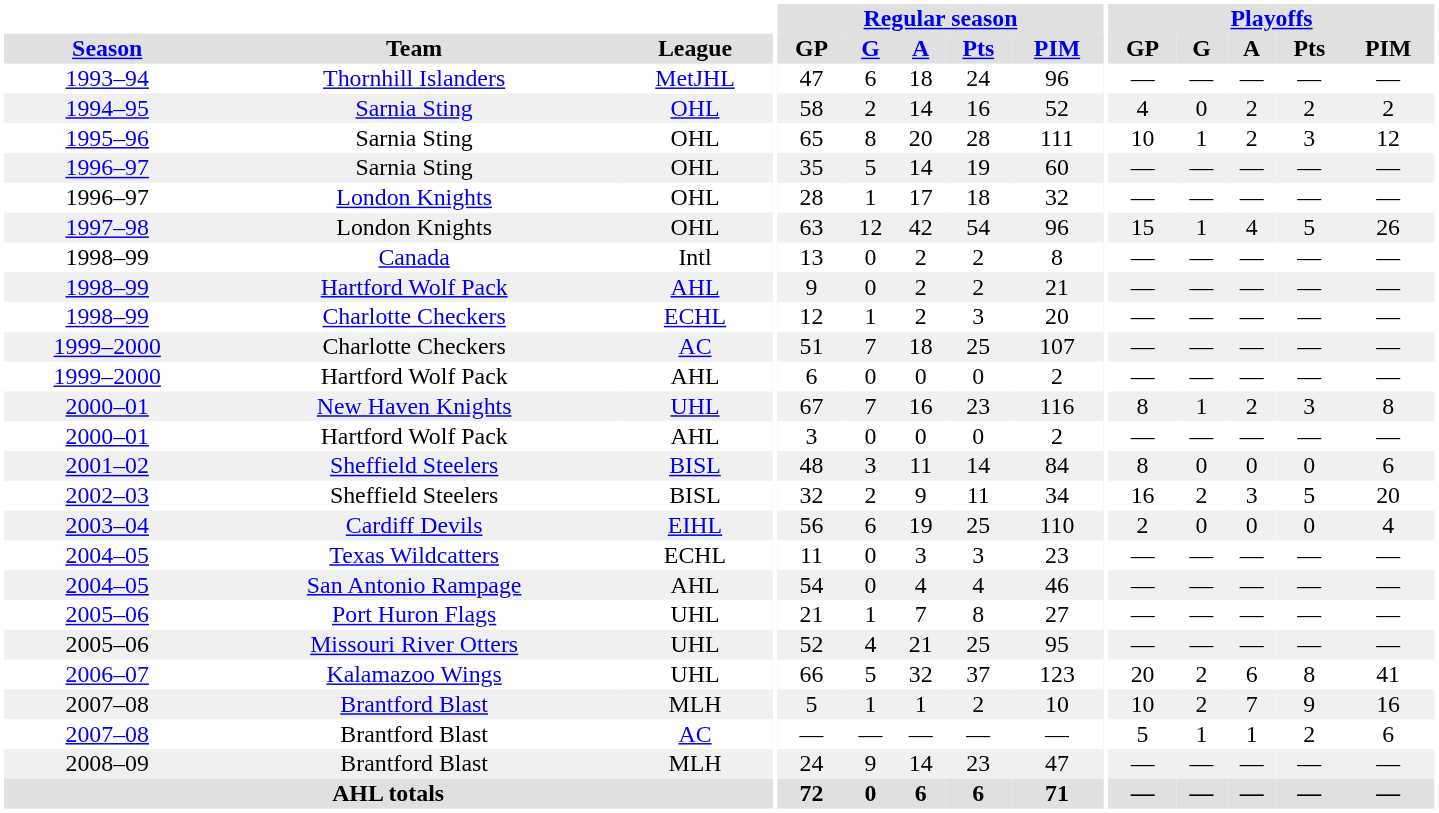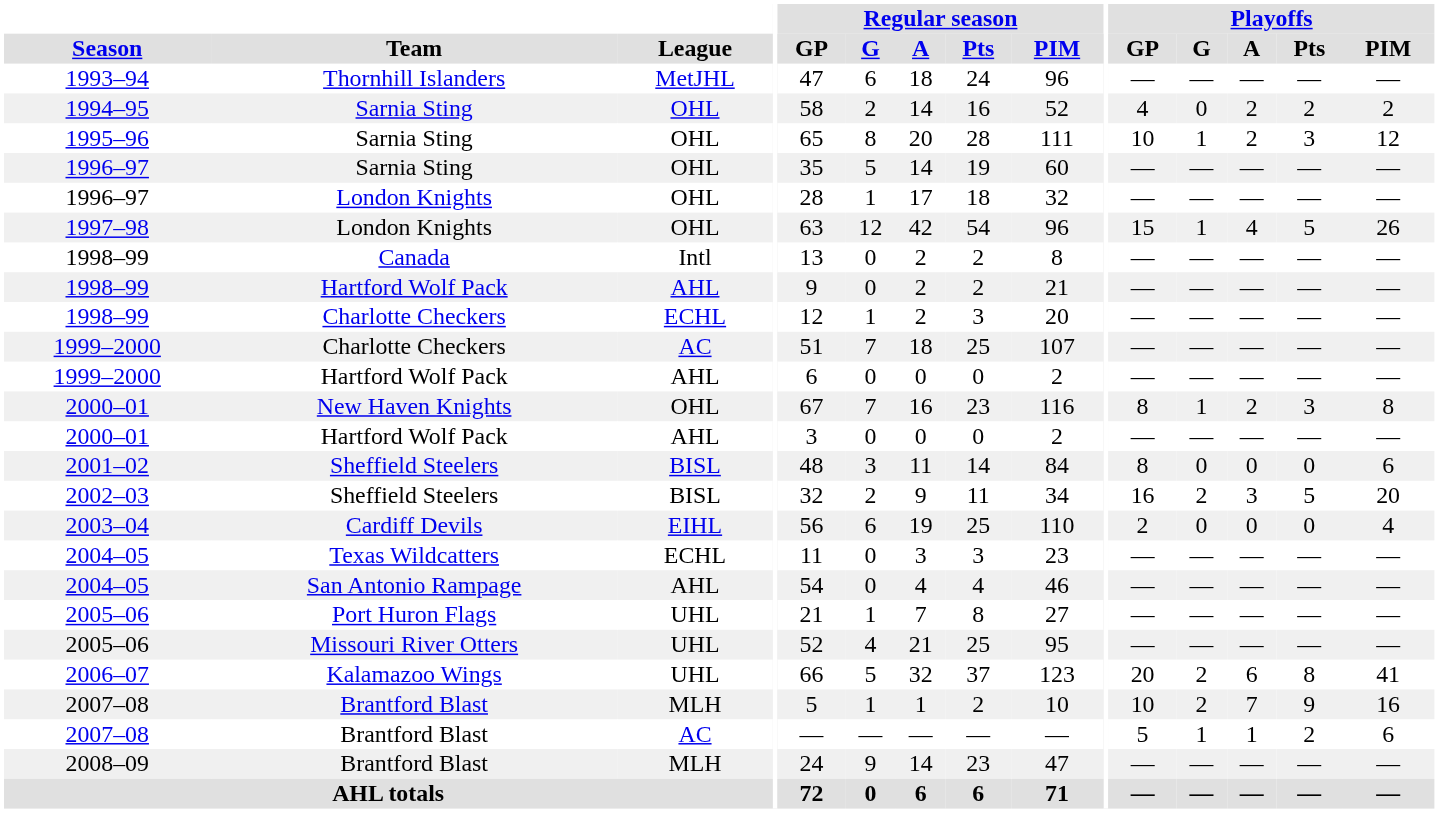(695, 406) UHL -> (695, 406) OHL
